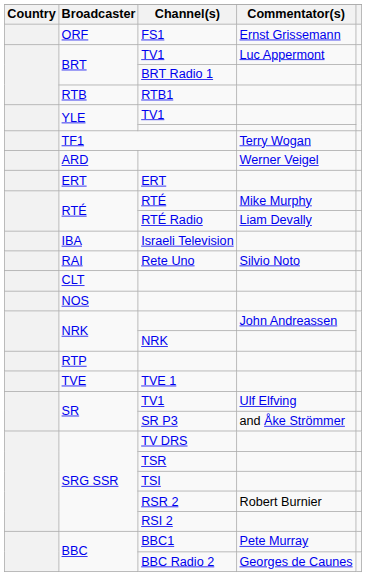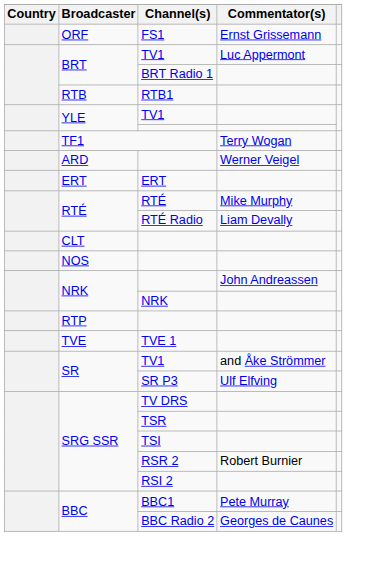- row: (72, 240)
- row: (72, 260)
(268, 401) Ulf Elfving -> (273, 361) and Åke Strömmer
(292, 421) and Åke Strömmer -> (249, 381) Ulf Elfving
